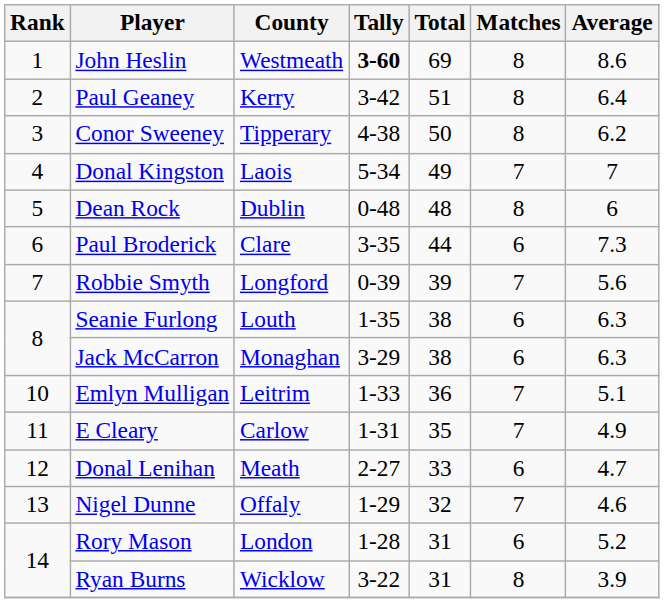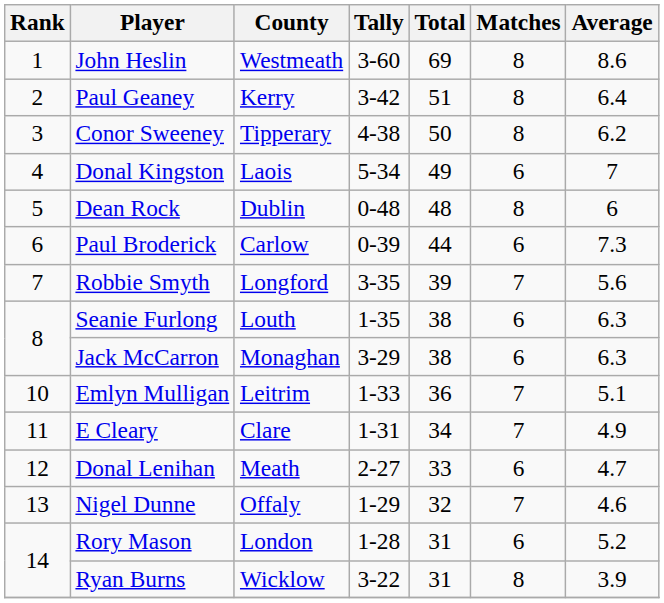(379, 60) bold -> (379, 60) normal
(518, 171) 7 -> (518, 171) 6
(265, 245) Clare -> (274, 245) Carlow
(379, 245) 3-35 -> (379, 245) 0-39
(379, 282) 0-39 -> (379, 282) 3-35
(274, 430) Carlow -> (265, 430) Clare
(440, 430) 35 -> (440, 430) 34
